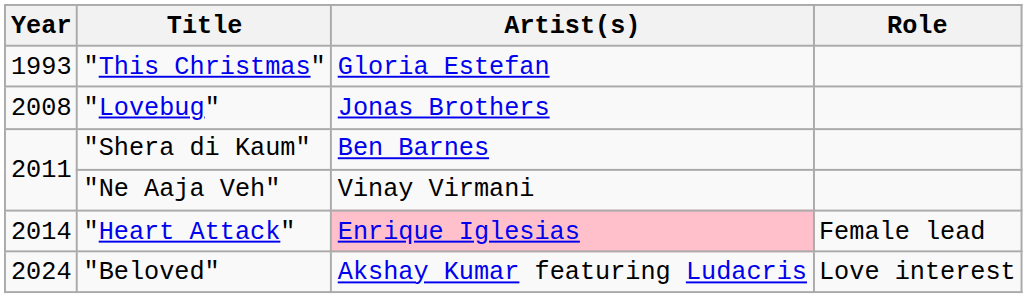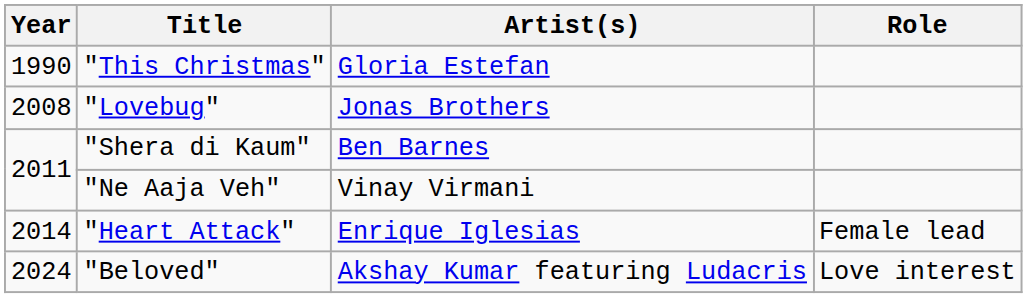(41, 67) 1993 -> (41, 67) 1990
(459, 231) pink background -> (459, 231) no background
